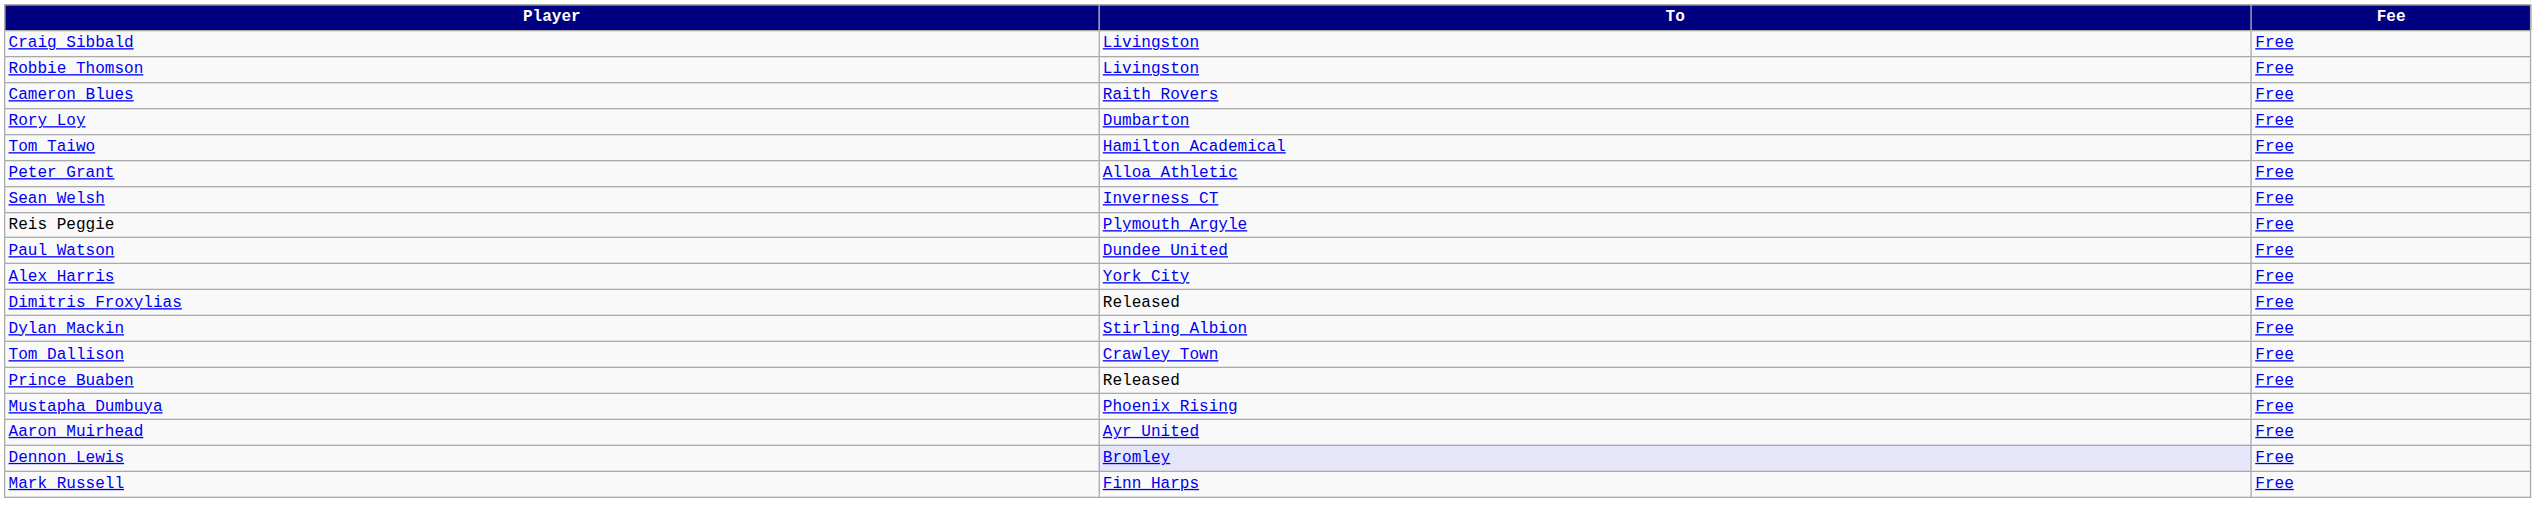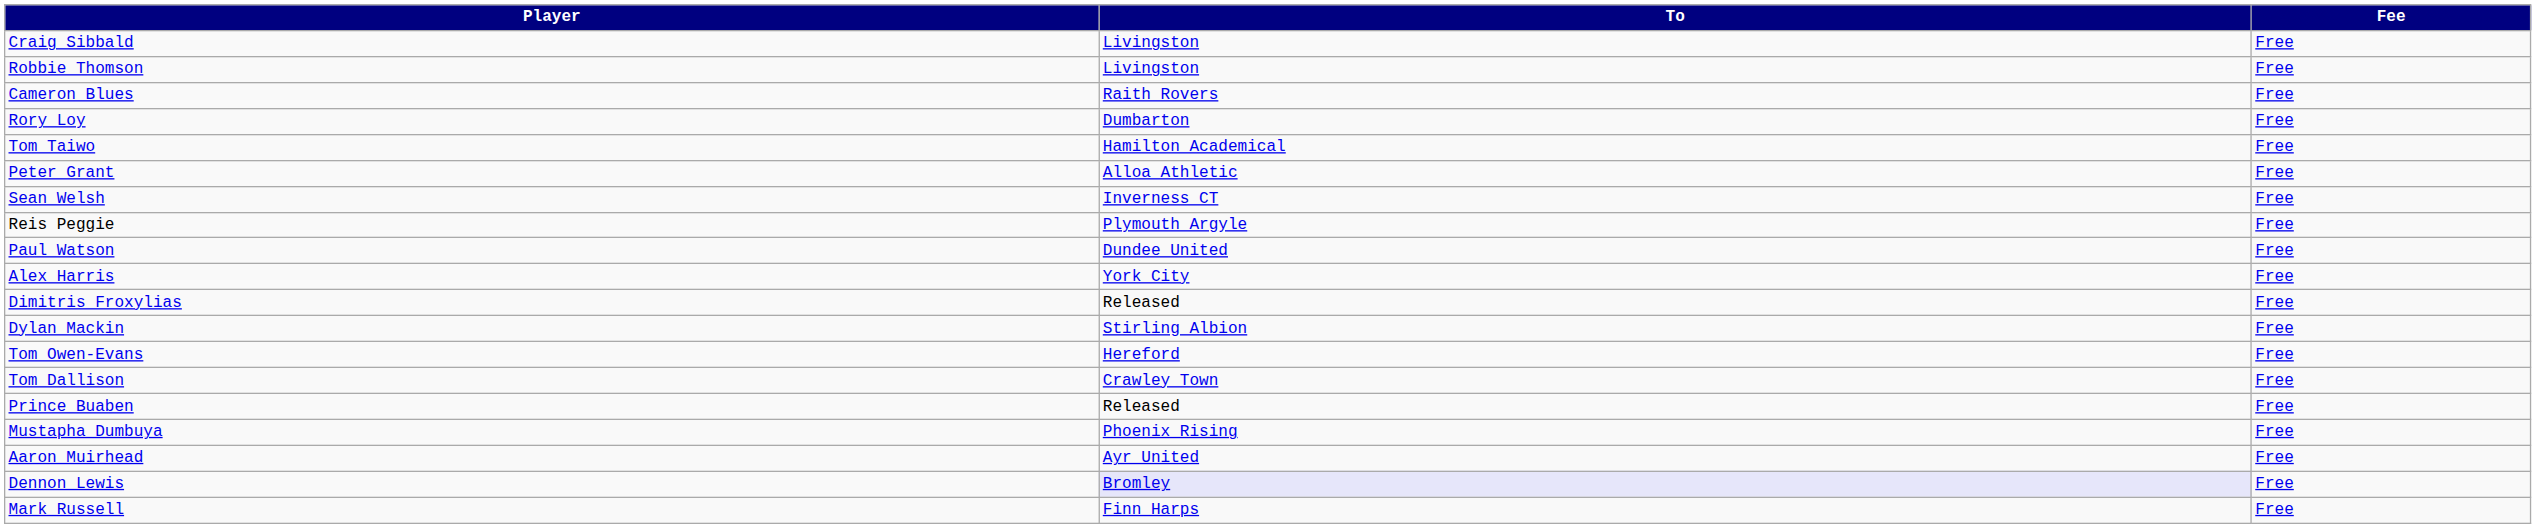+ row: (76, 355)
